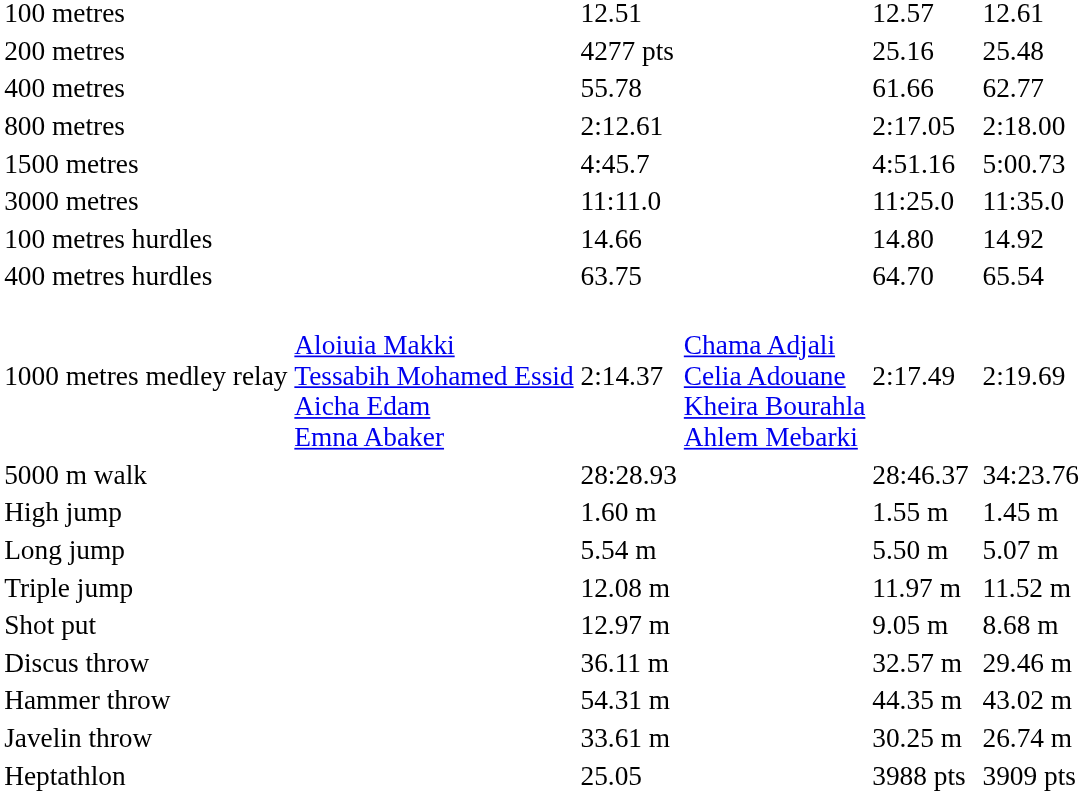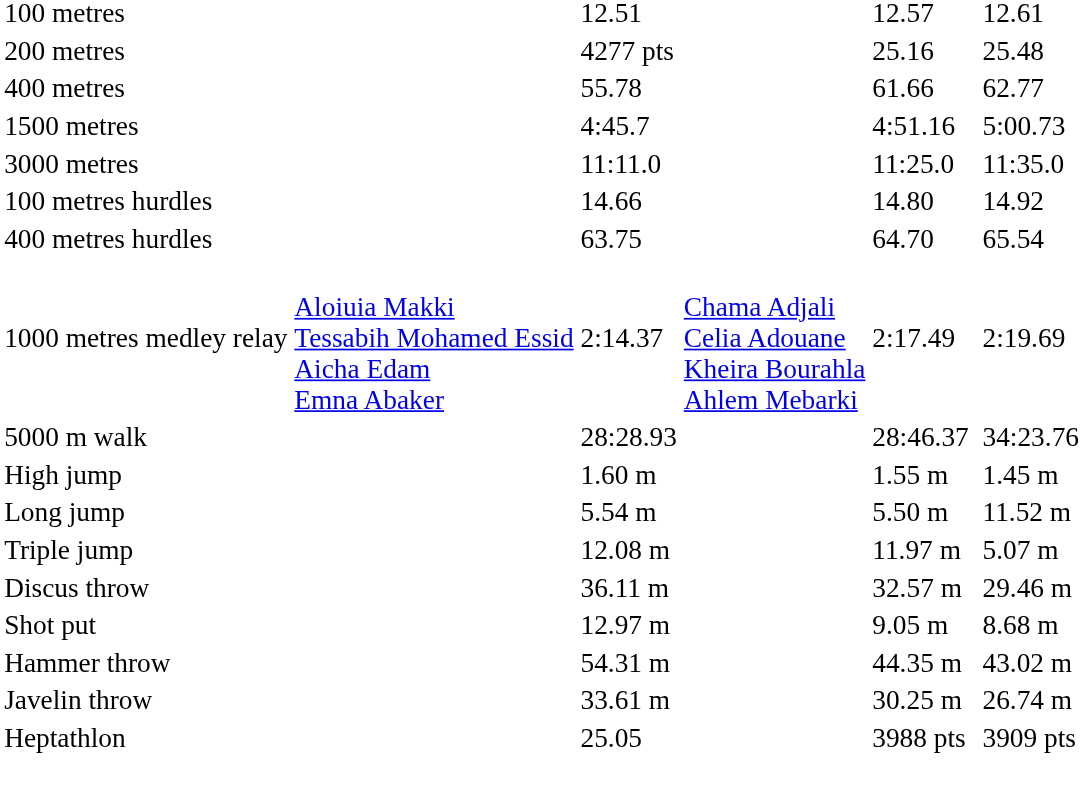- row: (65, 126)
(1020, 550) 5.07 m -> (1027, 512) 11.52 m
(1027, 587) 11.52 m -> (1020, 550) 5.07 m
rows swapped: (50, 625) <-> (77, 662)
